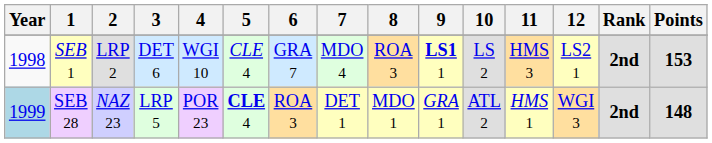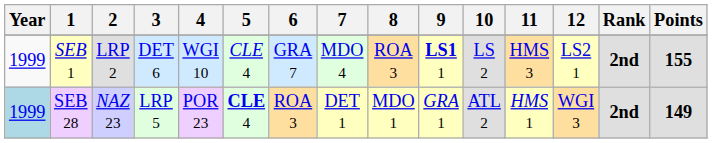(27, 60) 1998 -> (27, 60) 1999
(678, 60) 153 -> (678, 60) 155
(678, 112) 148 -> (678, 112) 149
